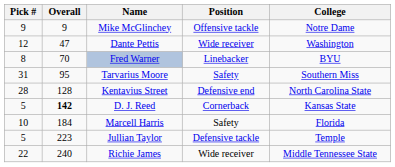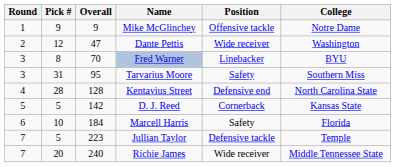+ column: (23, 12)
(65, 106) bold -> (96, 106) normal
(23, 153) 22 -> (58, 153) 20
